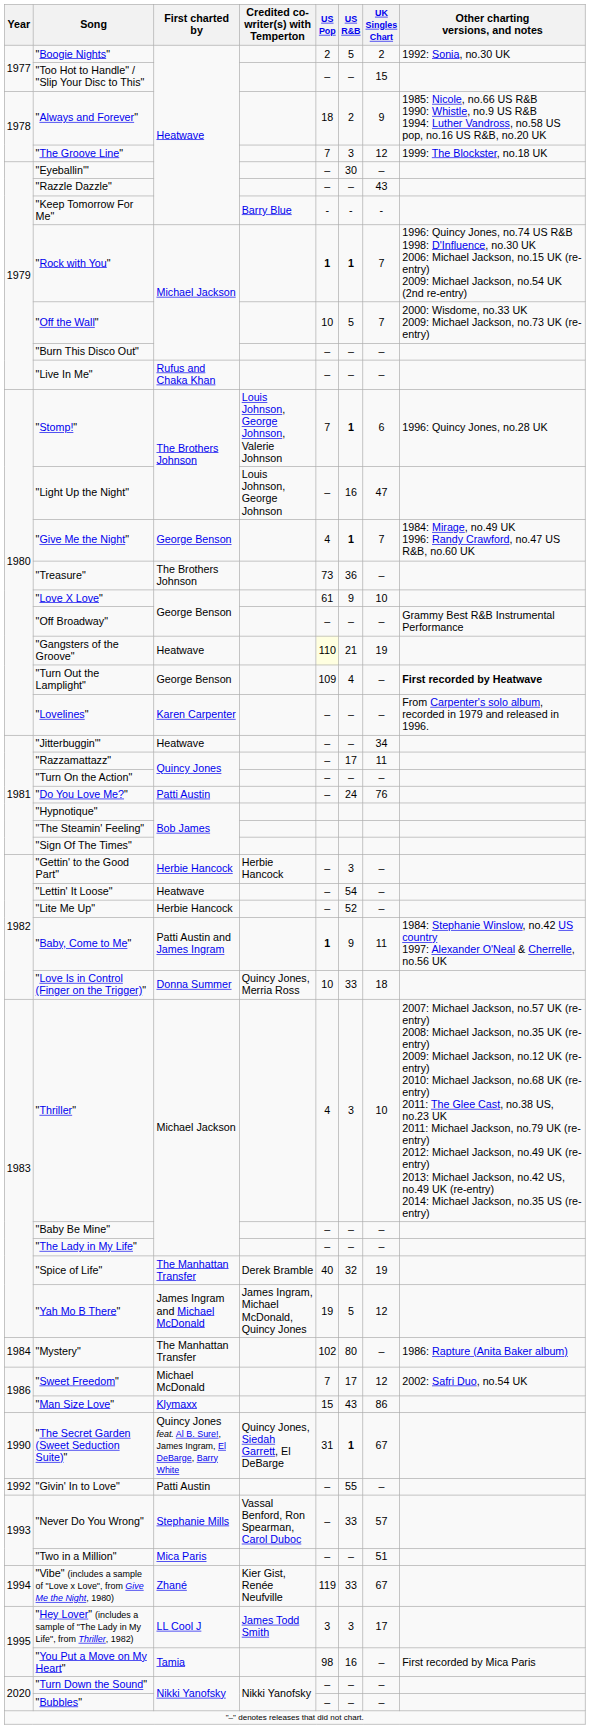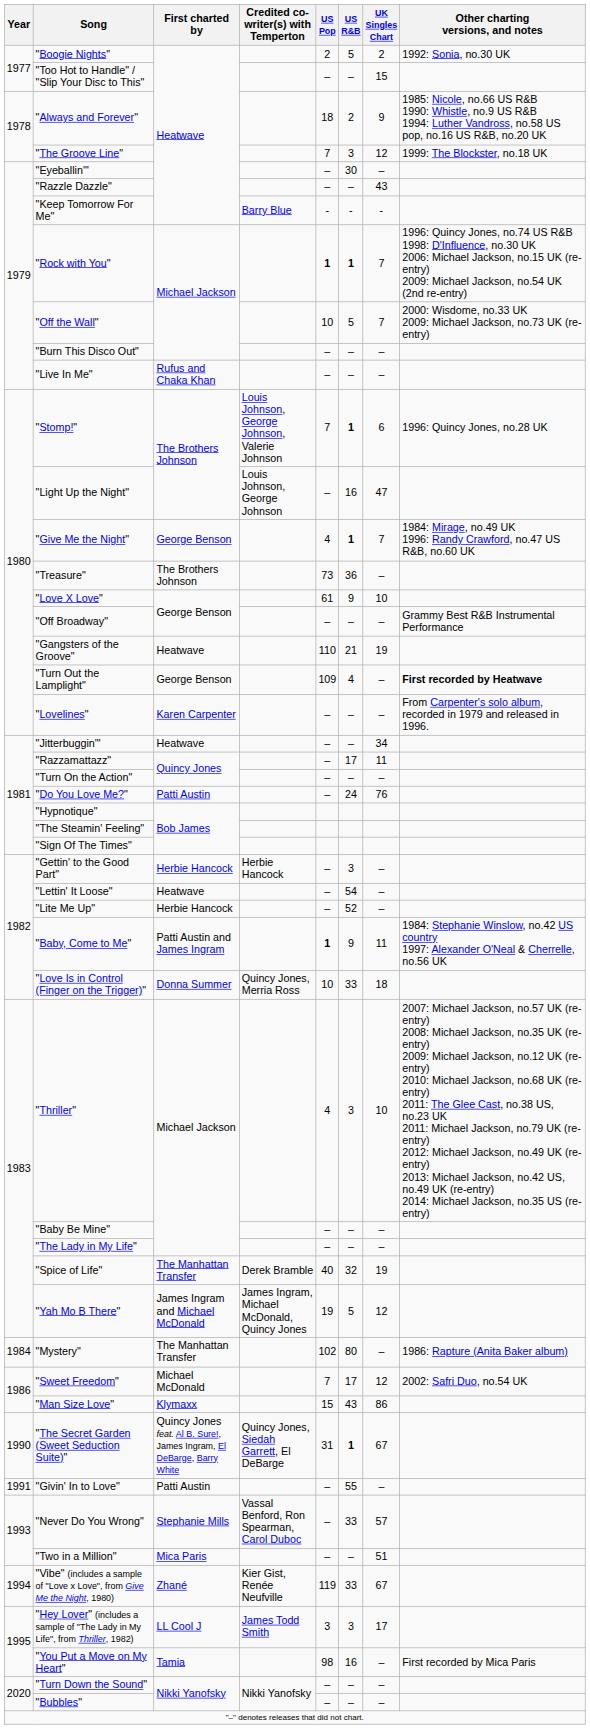(327, 650) lightyellow background -> (327, 650) no background
(19, 1486) 1992 -> (19, 1486) 1991
